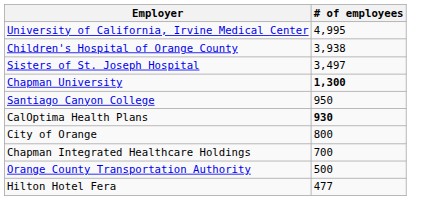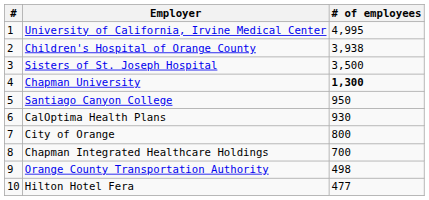+ column: (13, 13)
(330, 65) 3,497 -> (348, 65) 3,500
(323, 117) bold -> (341, 117) normal
(323, 169) 500 -> (341, 169) 498
